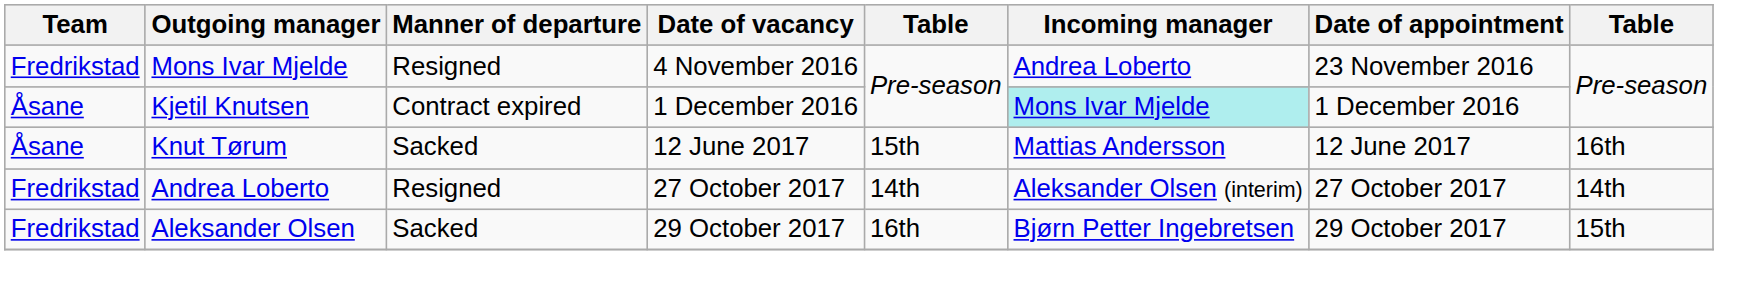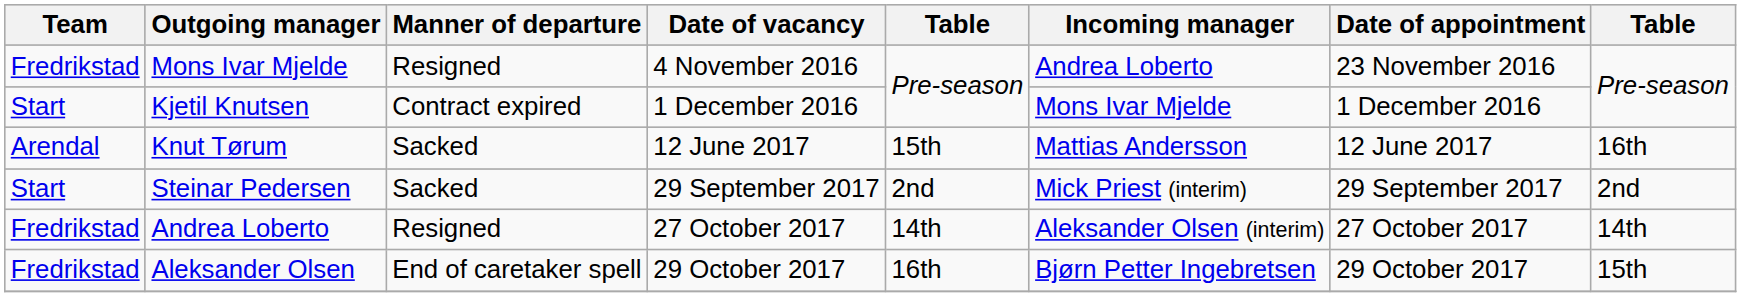(47, 106) Åsane -> (38, 106) Start
(1112, 106) paleturquoise background -> (1133, 106) no background
(47, 147) Åsane -> (55, 147) Arendal
+ row: (251, 188)
(435, 229) Sacked -> (517, 270) End of caretaker spell
